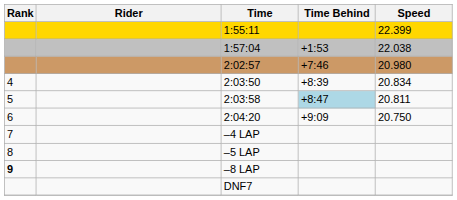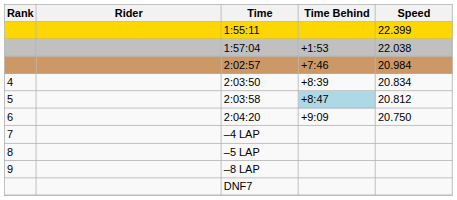(395, 65) 20.980 -> (395, 65) 20.984
(394, 100) 20.811 -> (395, 100) 20.812
(10, 169) bold -> (10, 169) normal
